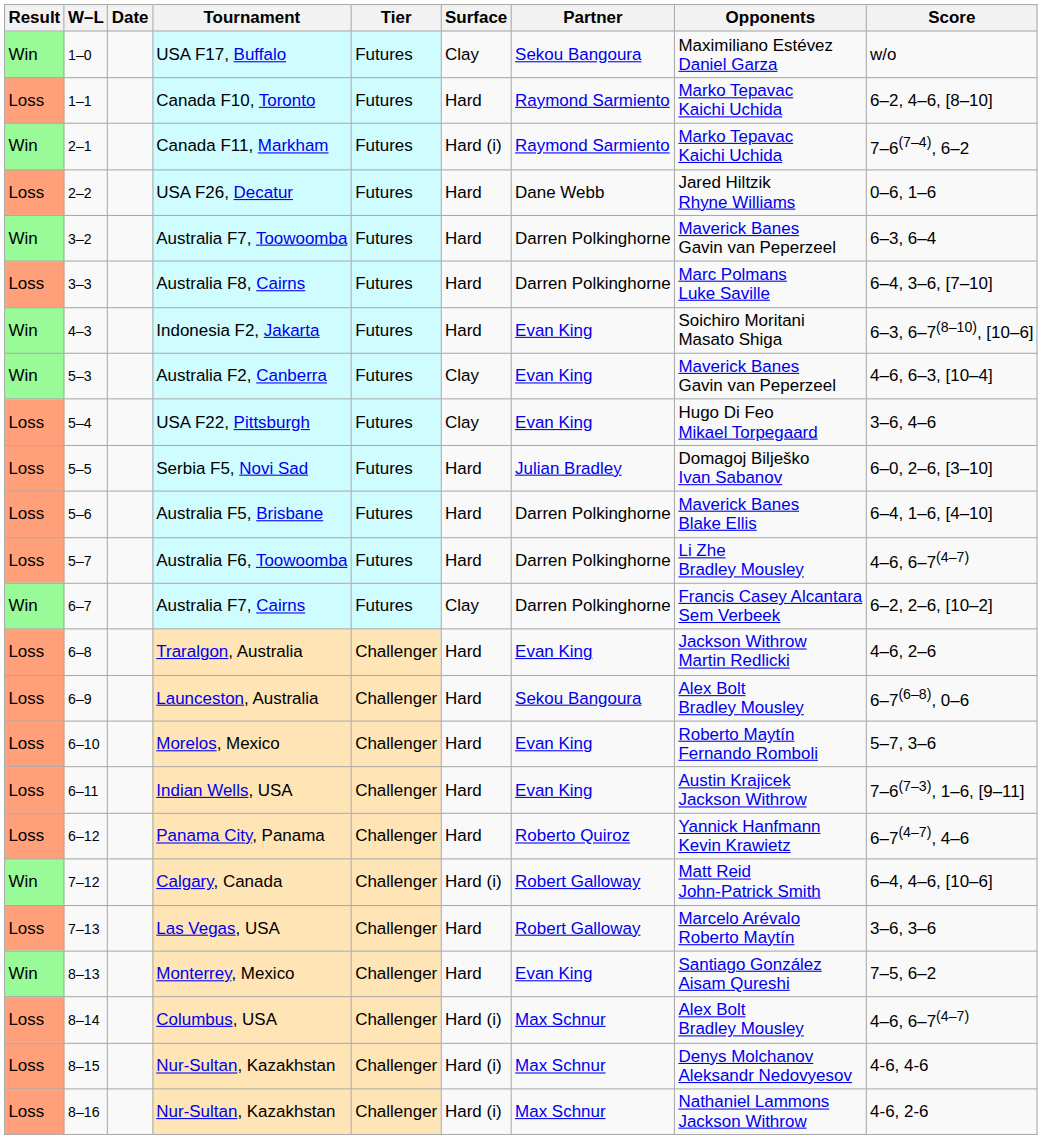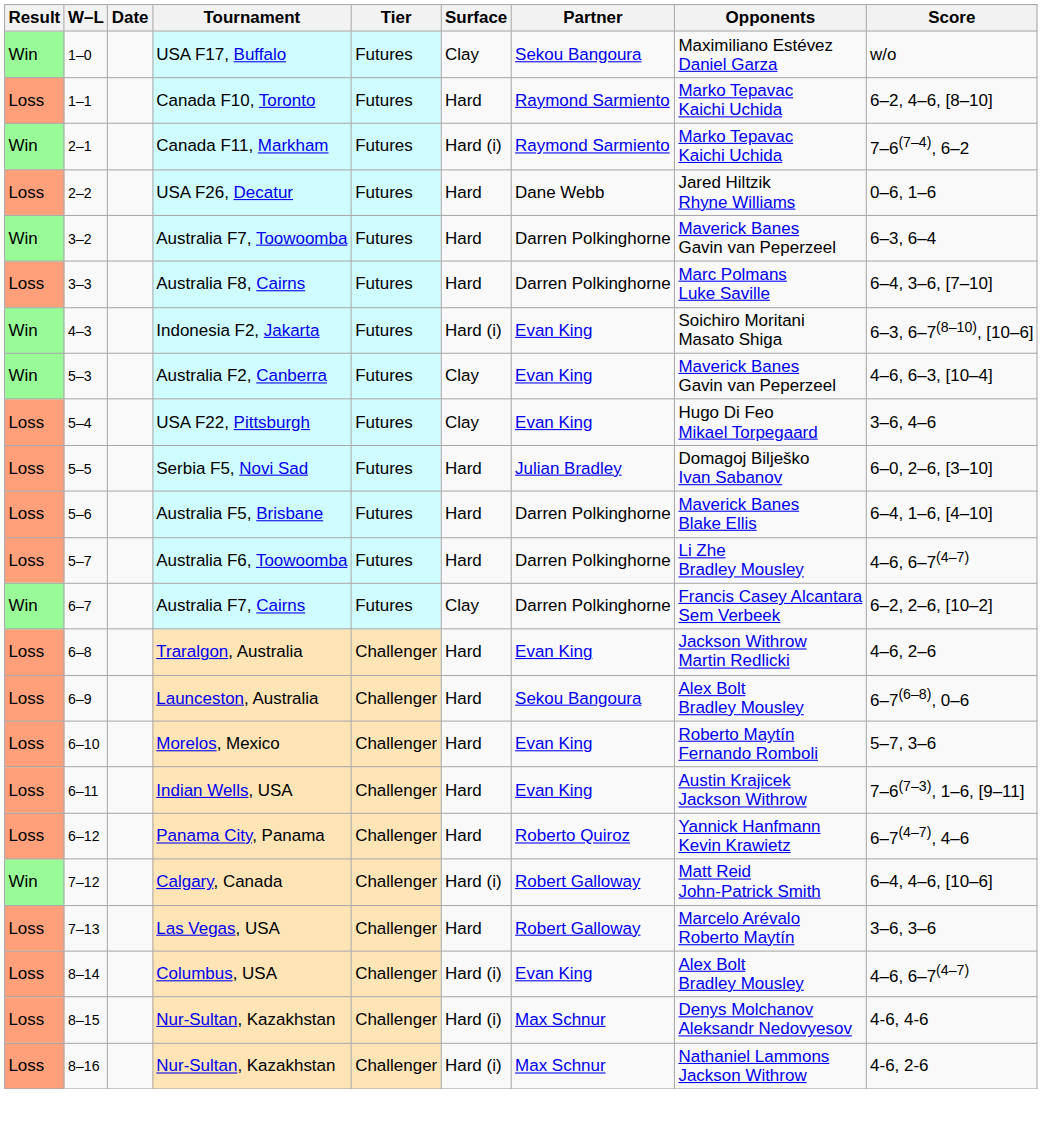(463, 330) Hard -> (473, 330) Hard (i)
- row: (84, 974)
(560, 1019) Max Schnur -> (554, 973) Evan King
